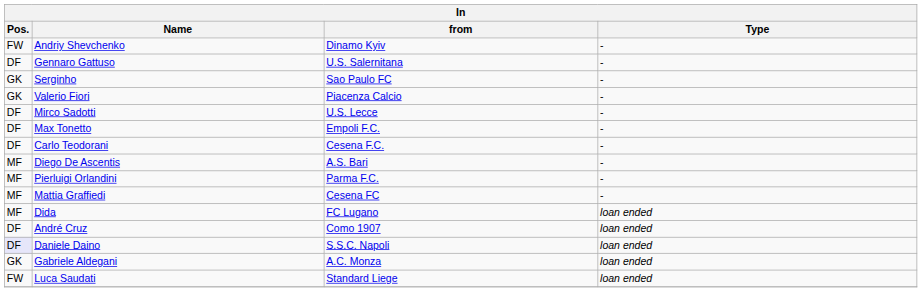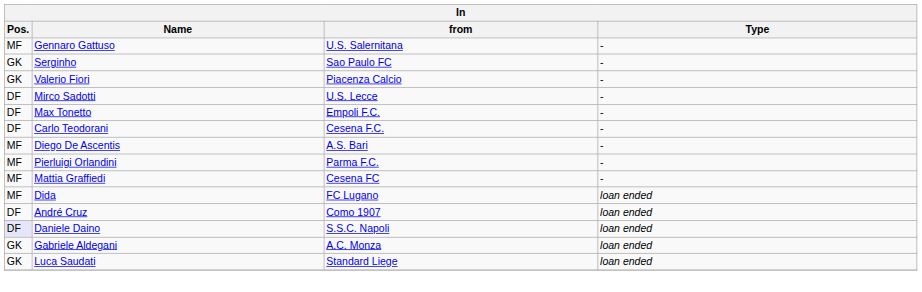- row: (79, 46)
(14, 63) DF -> (14, 46) MF
(15, 279) FW -> (14, 262) GK
